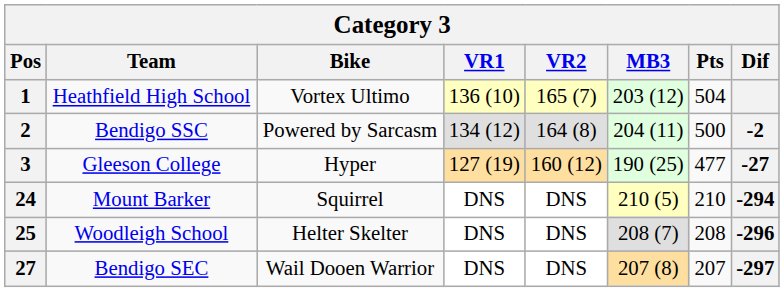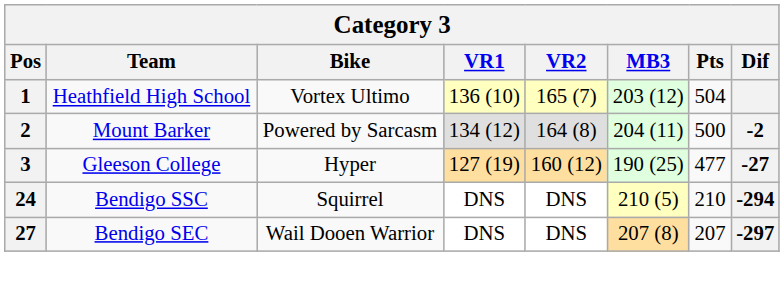(151, 130) Bendigo SSC -> (151, 130) Mount Barker
(151, 199) Mount Barker -> (151, 199) Bendigo SSC
- row: (26, 233)
